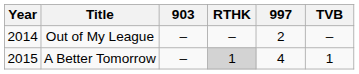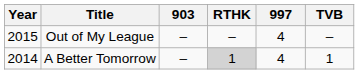(23, 36) 2014 -> (23, 36) 2015
(281, 36) 2 -> (281, 36) 4
(23, 58) 2015 -> (23, 58) 2014
